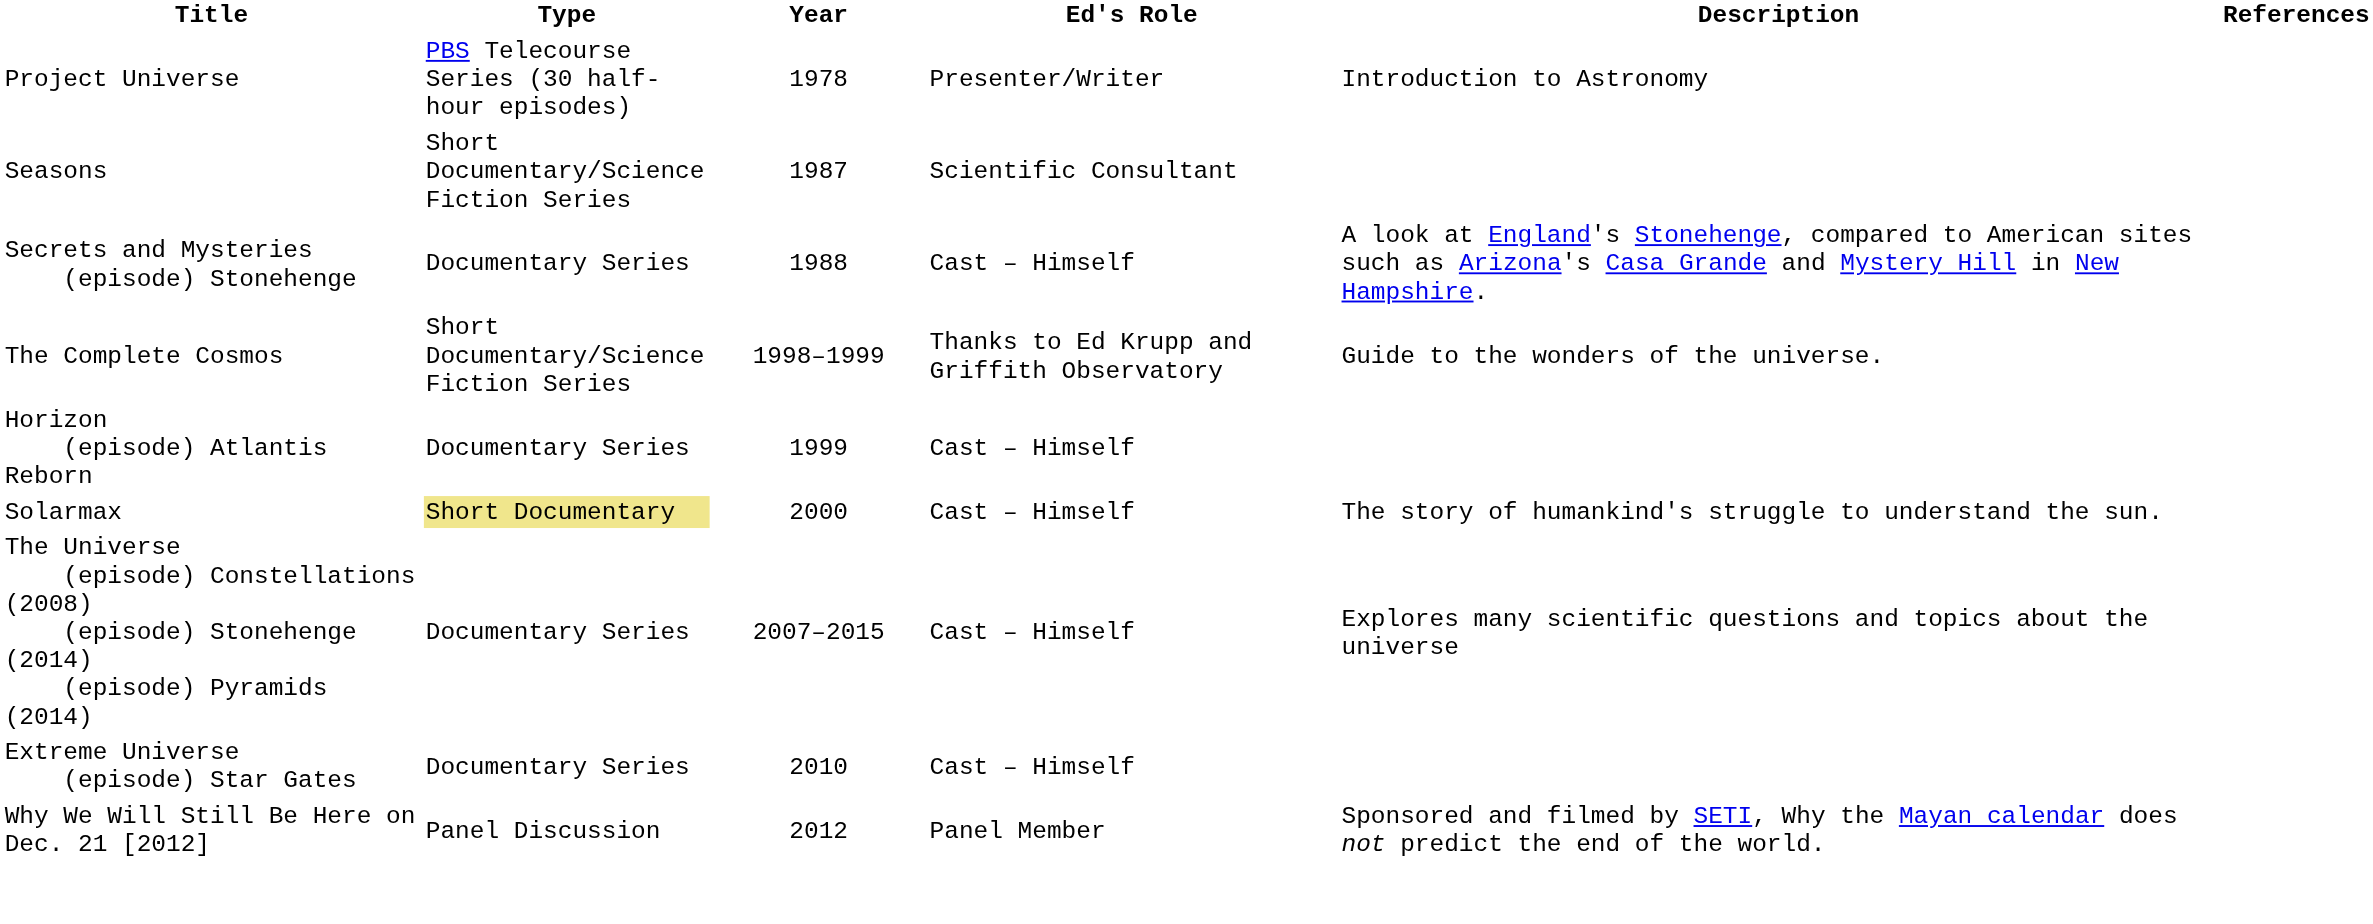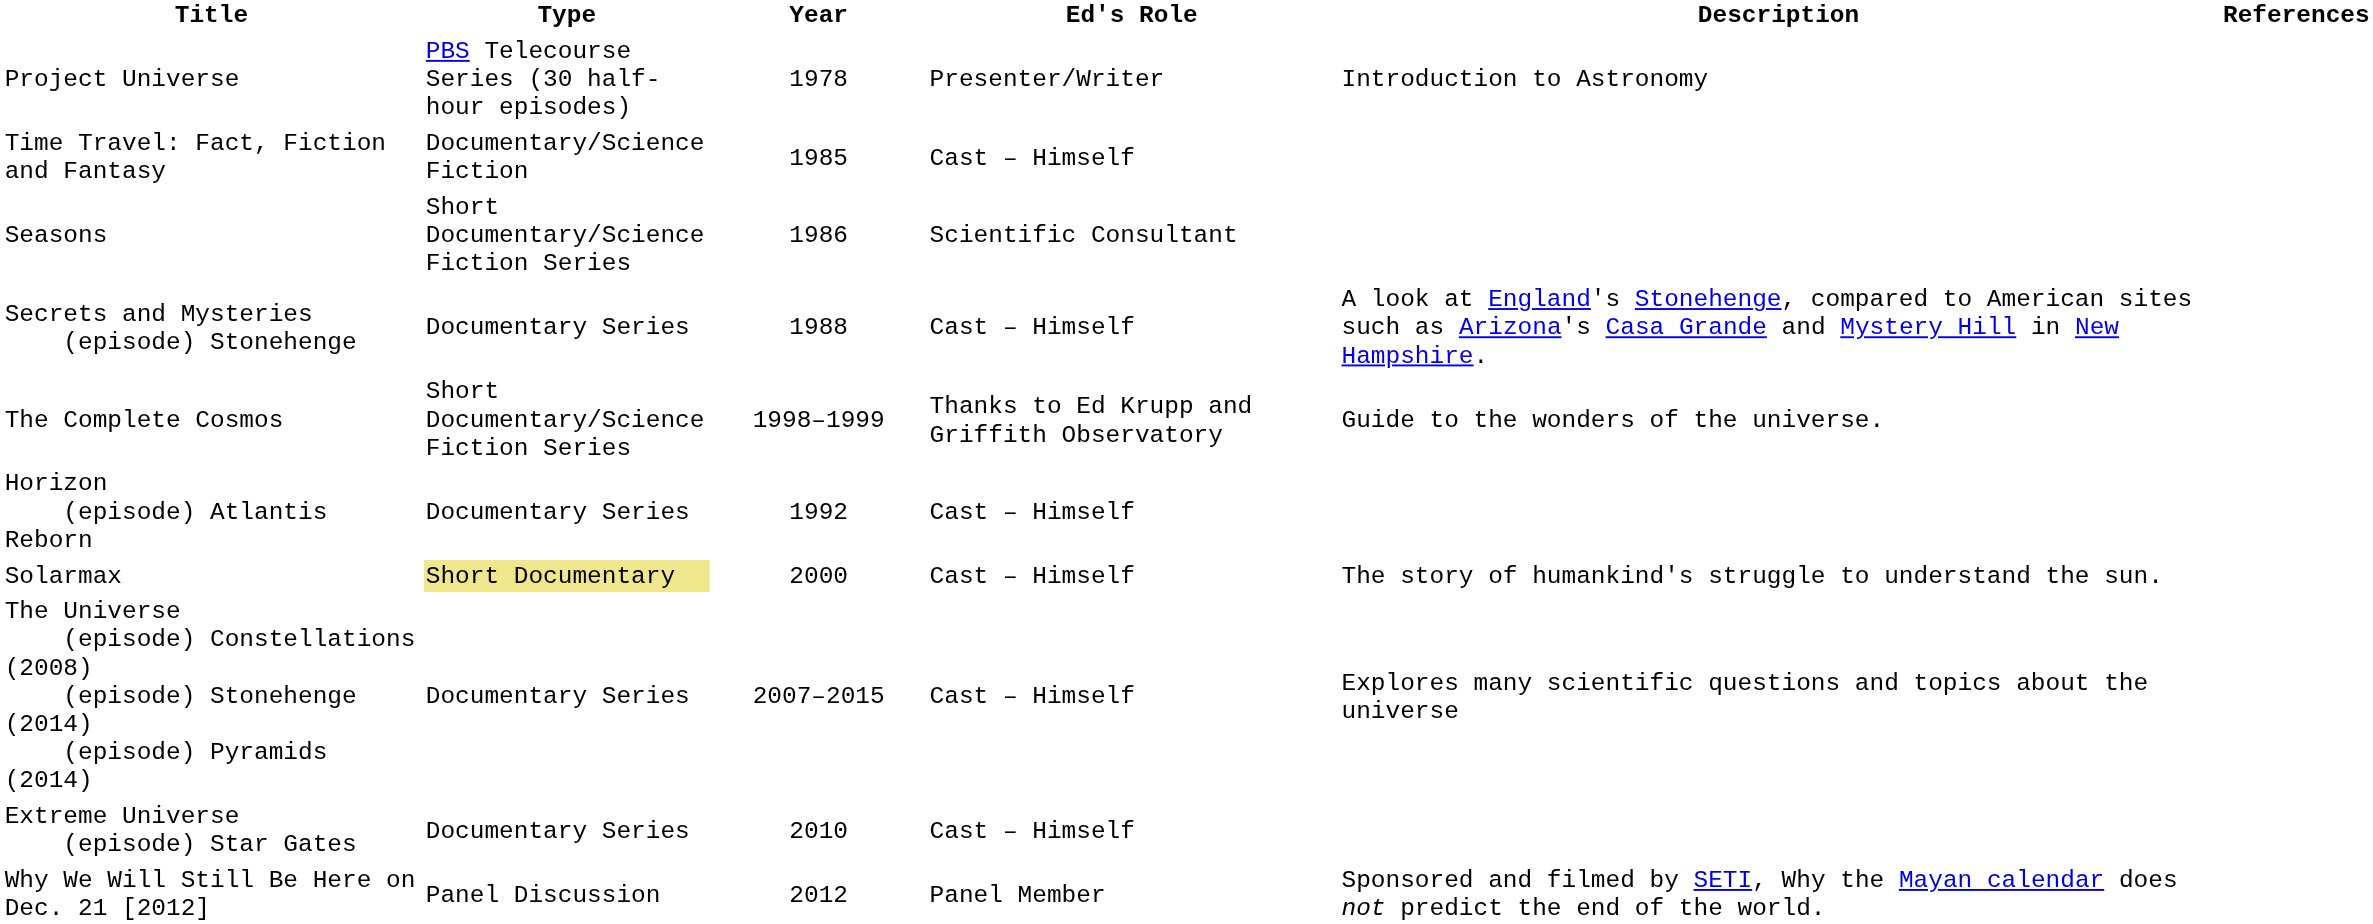+ row: (195, 158)
(819, 172) 1987 -> (819, 236) 1986
(819, 448) 1999 -> (819, 512) 1992
